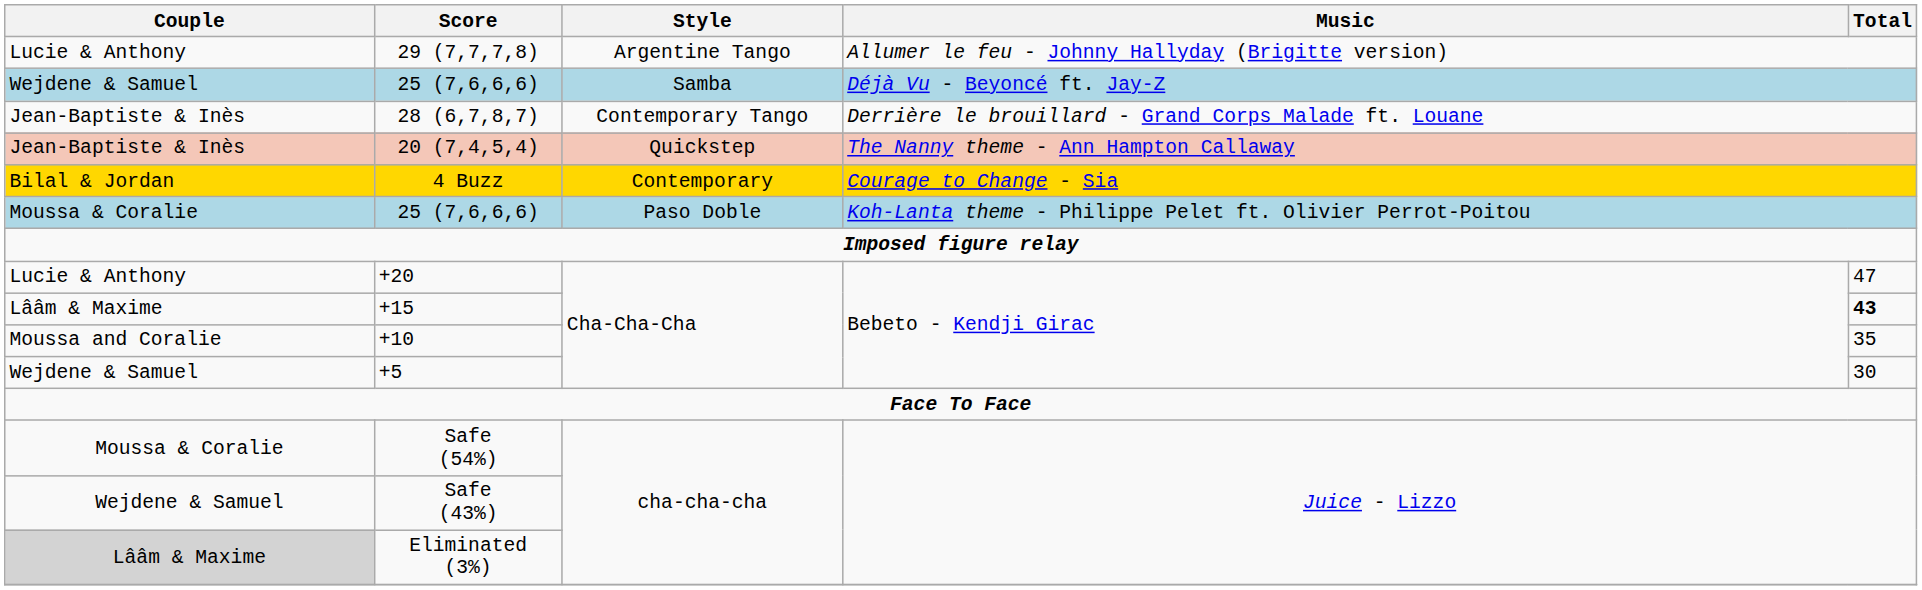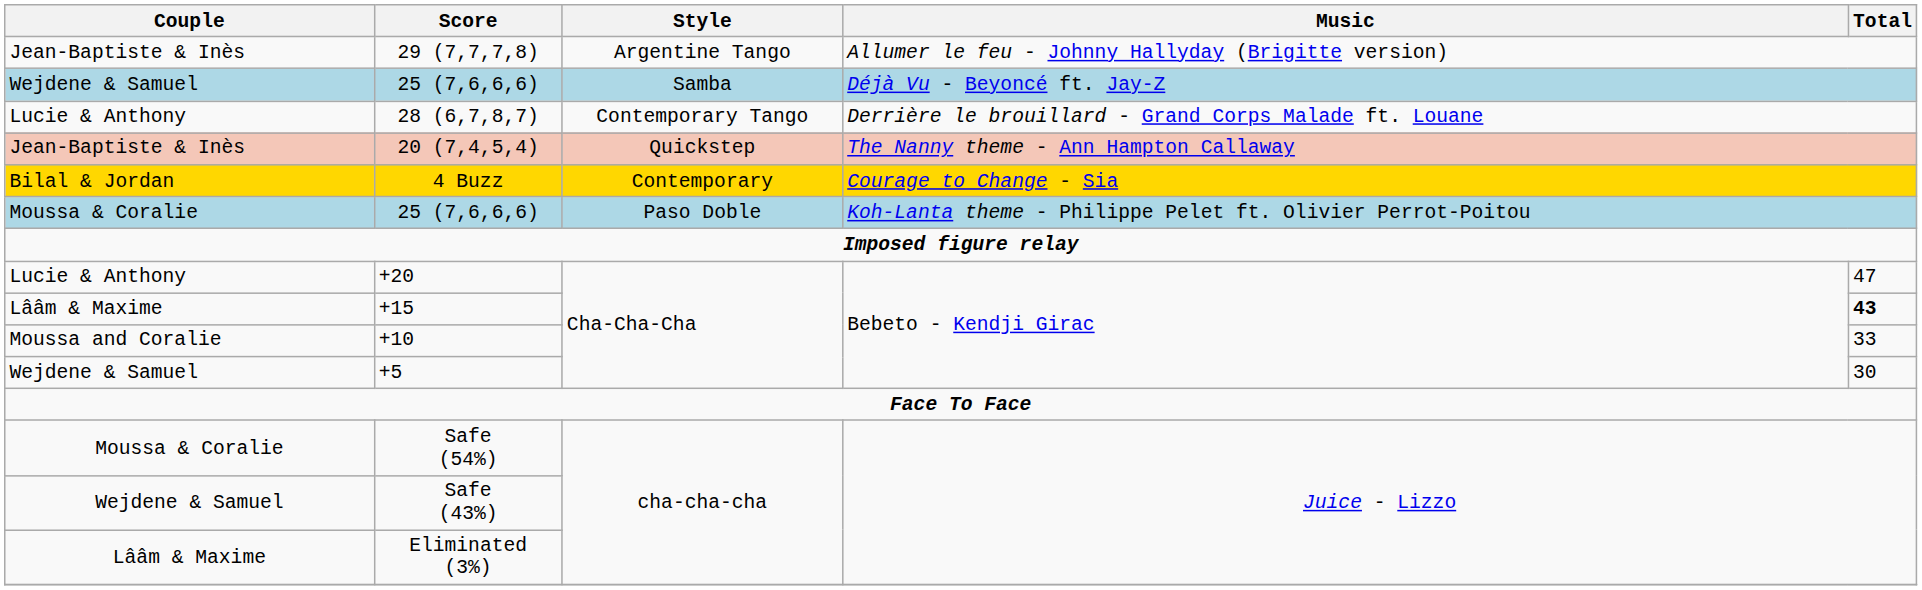(98, 53) Lucie & Anthony -> (127, 53) Jean-Baptiste & Inès
(127, 117) Jean-Baptiste & Inès -> (98, 117) Lucie & Anthony
(1865, 341) 35 -> (1865, 341) 33
(189, 557) lightgrey background -> (189, 557) no background
